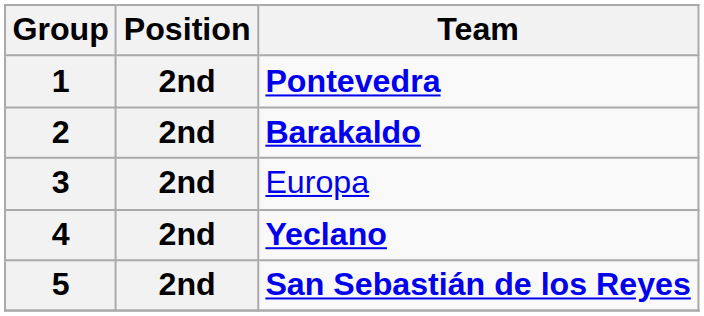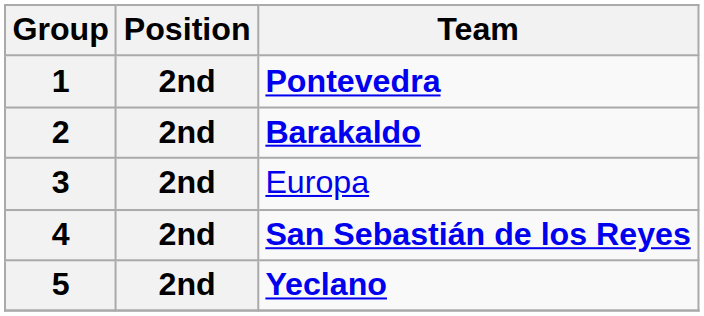(326, 234) Yeclano -> (478, 234) San Sebastián de los Reyes
(478, 285) San Sebastián de los Reyes -> (326, 285) Yeclano
